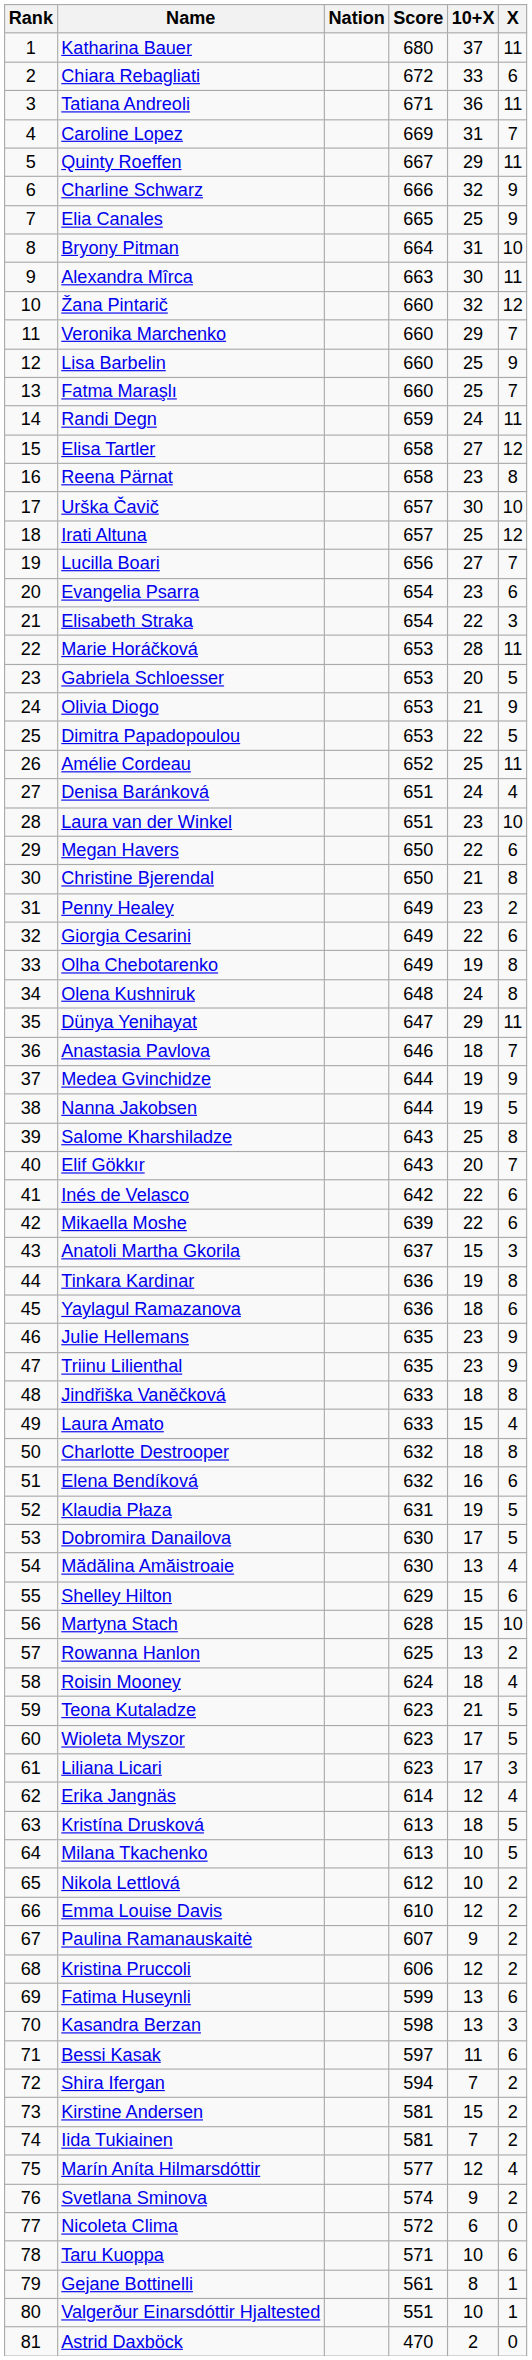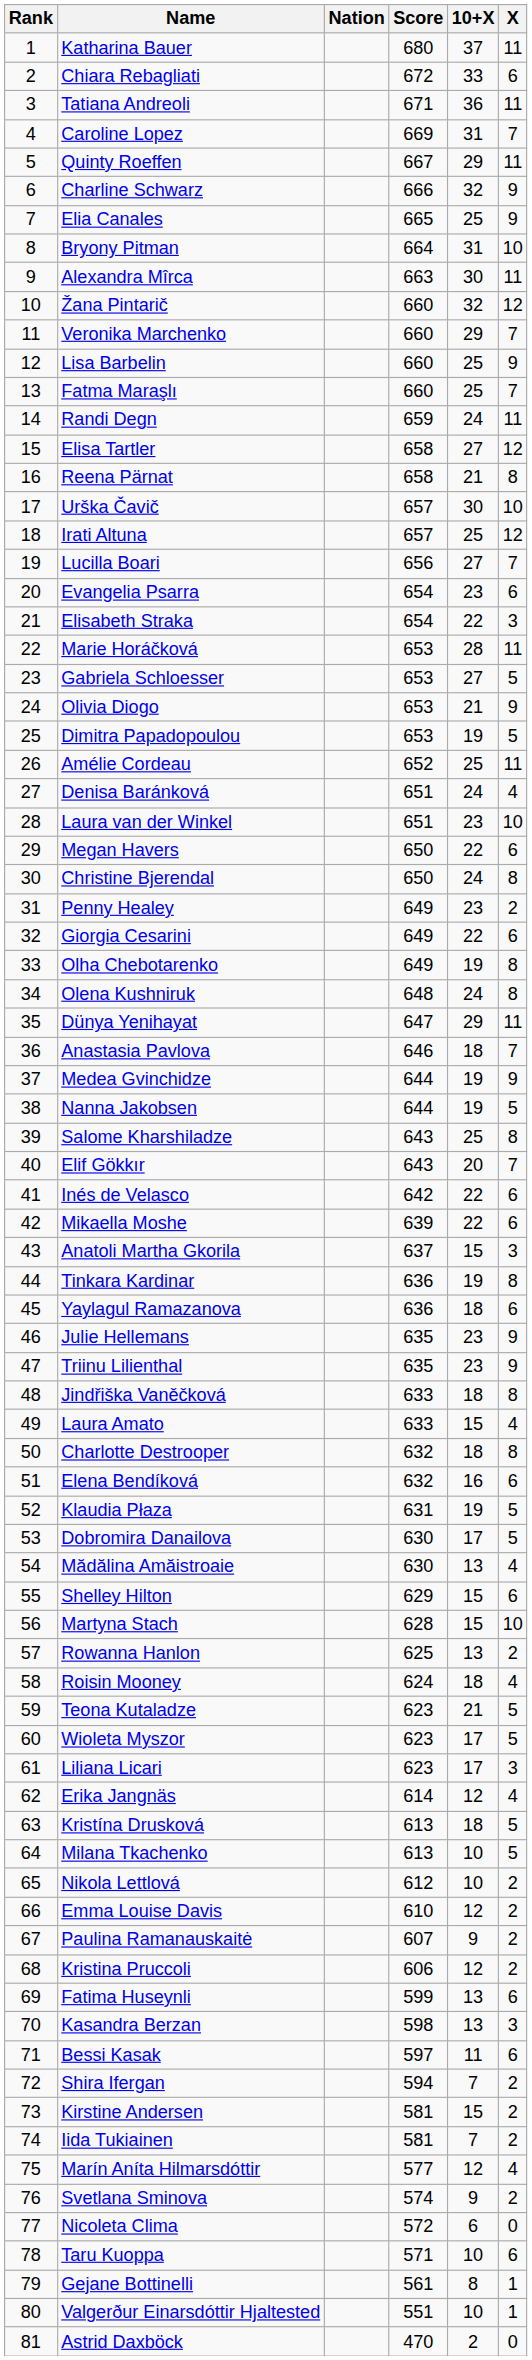(473, 477) 23 -> (473, 477) 21
(473, 678) 20 -> (473, 678) 27
(473, 735) 22 -> (473, 735) 19
(473, 879) 21 -> (473, 879) 24
